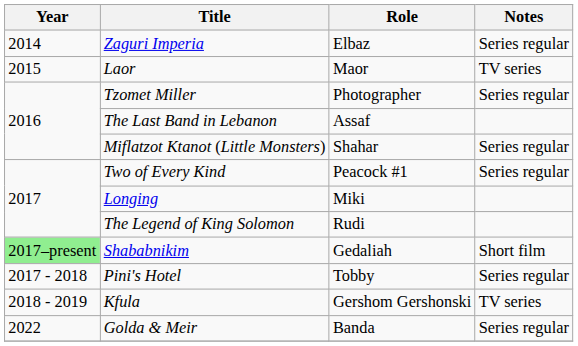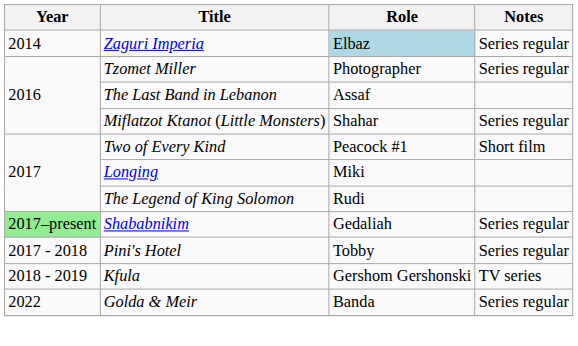(352, 43) no background -> (352, 43) lightblue background
- row: (120, 69)
(524, 172) Series regular -> (512, 146) Short film
(512, 250) Short film -> (524, 224) Series regular
